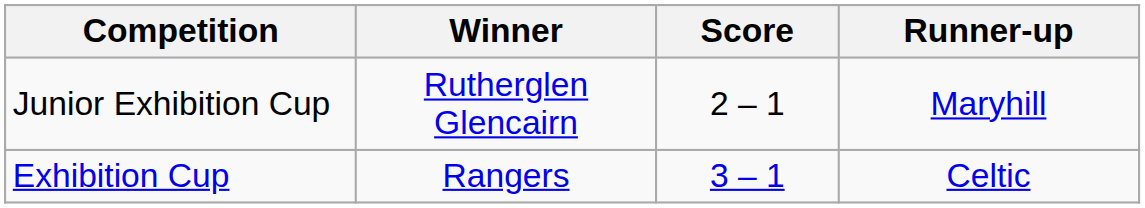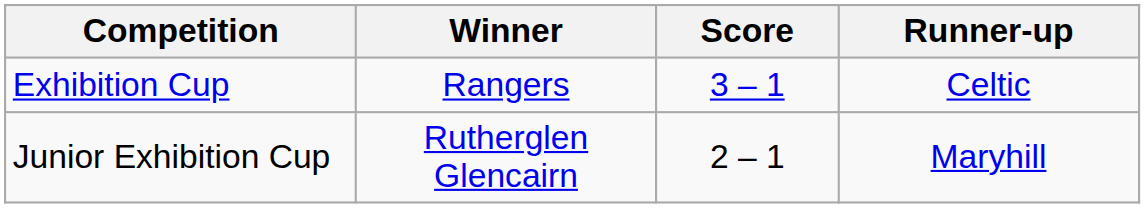rows swapped: (121, 175) <-> (172, 103)
